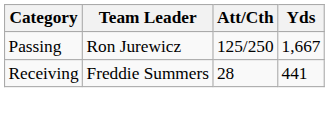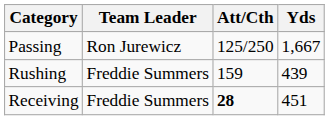+ row: (37, 73)
(226, 73) normal -> (226, 100) bold
(294, 73) 441 -> (294, 100) 451
